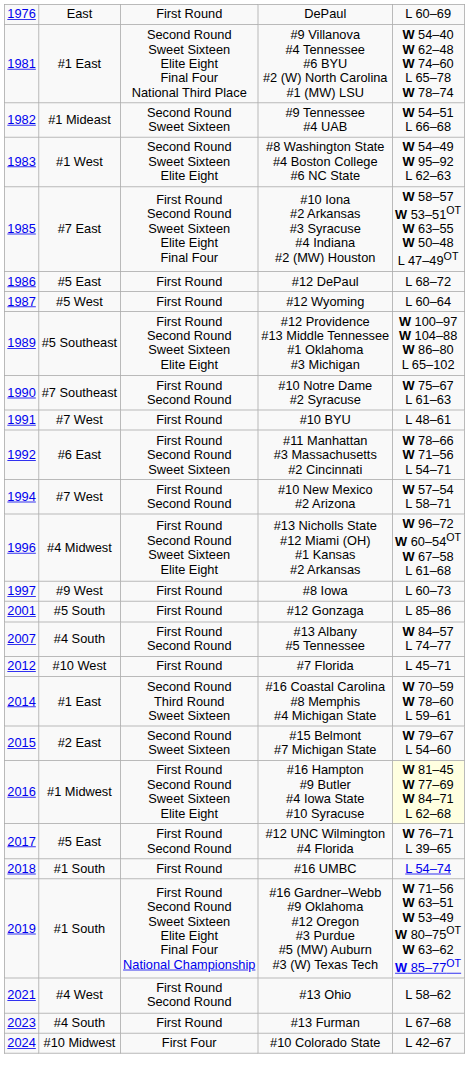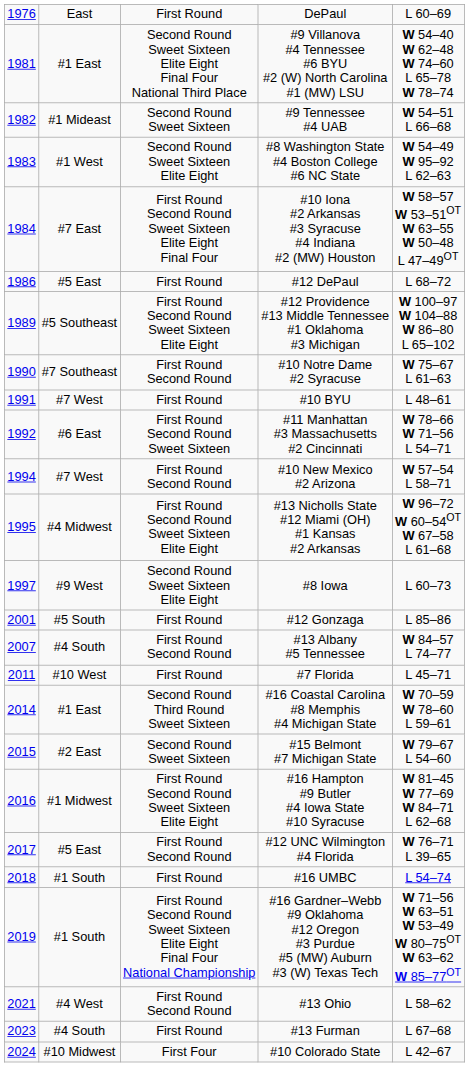(22, 228) 1985 -> (22, 228) 1984
- row: (325, 301)
(22, 547) 1996 -> (22, 527) 1995
(189, 591) First Round -> (189, 585) Second Round Sweet Sixteen Elite Eight
(22, 666) 2012 -> (22, 675) 2011
(428, 792) lightyellow background -> (428, 800) no background
